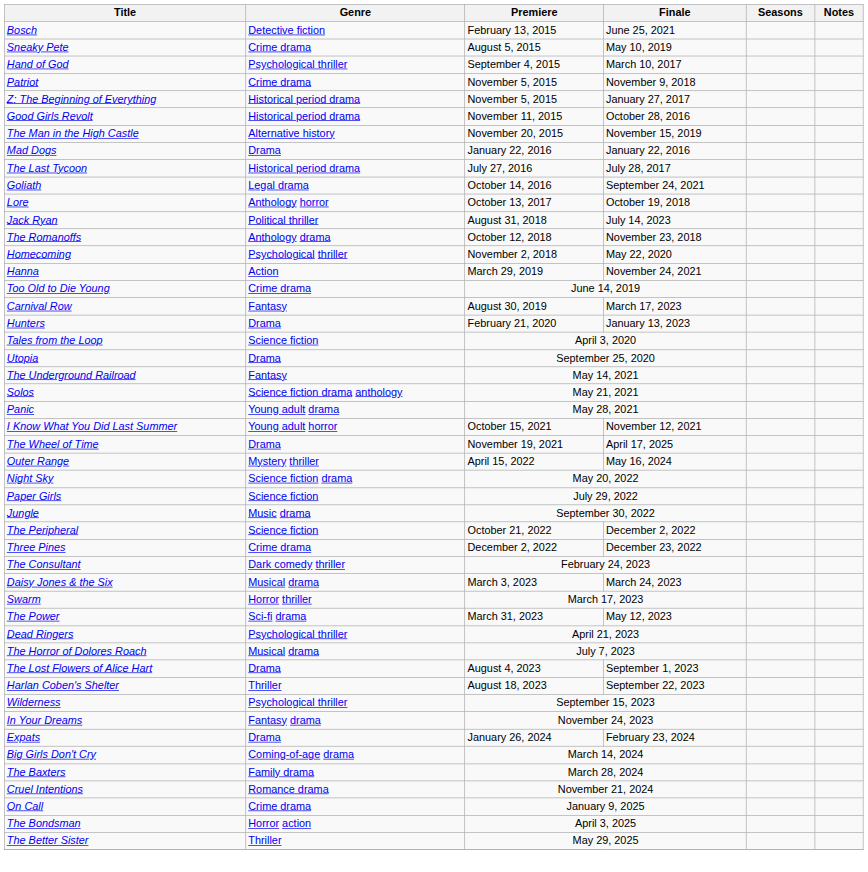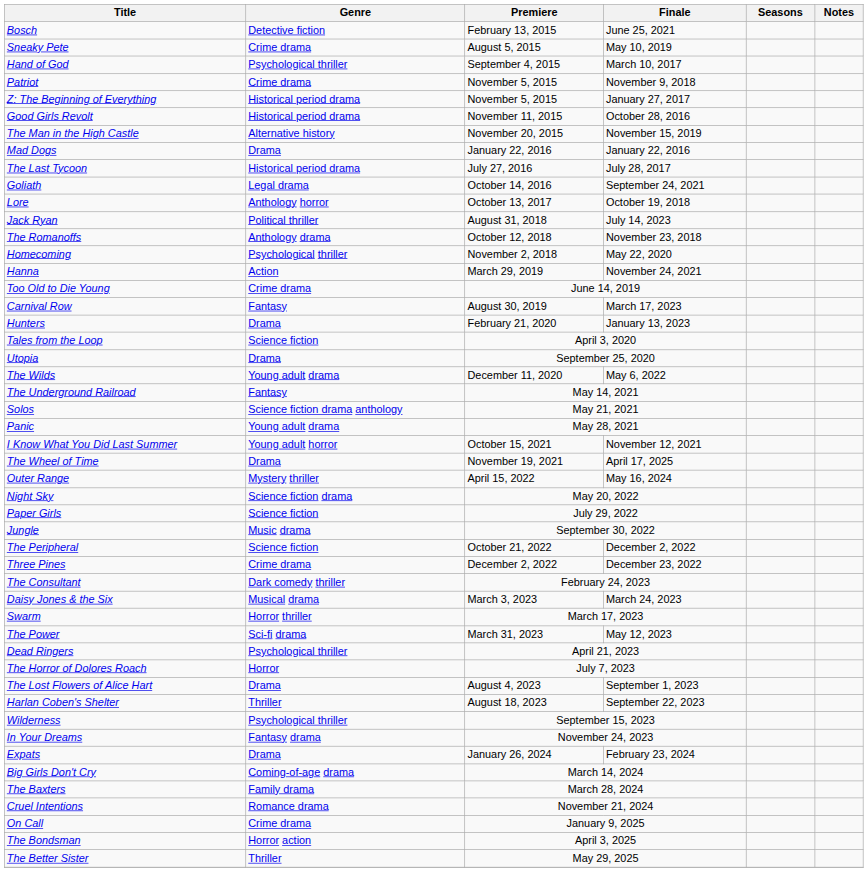+ row: (31, 375)
(284, 651) Musical drama -> (264, 668) Horror
